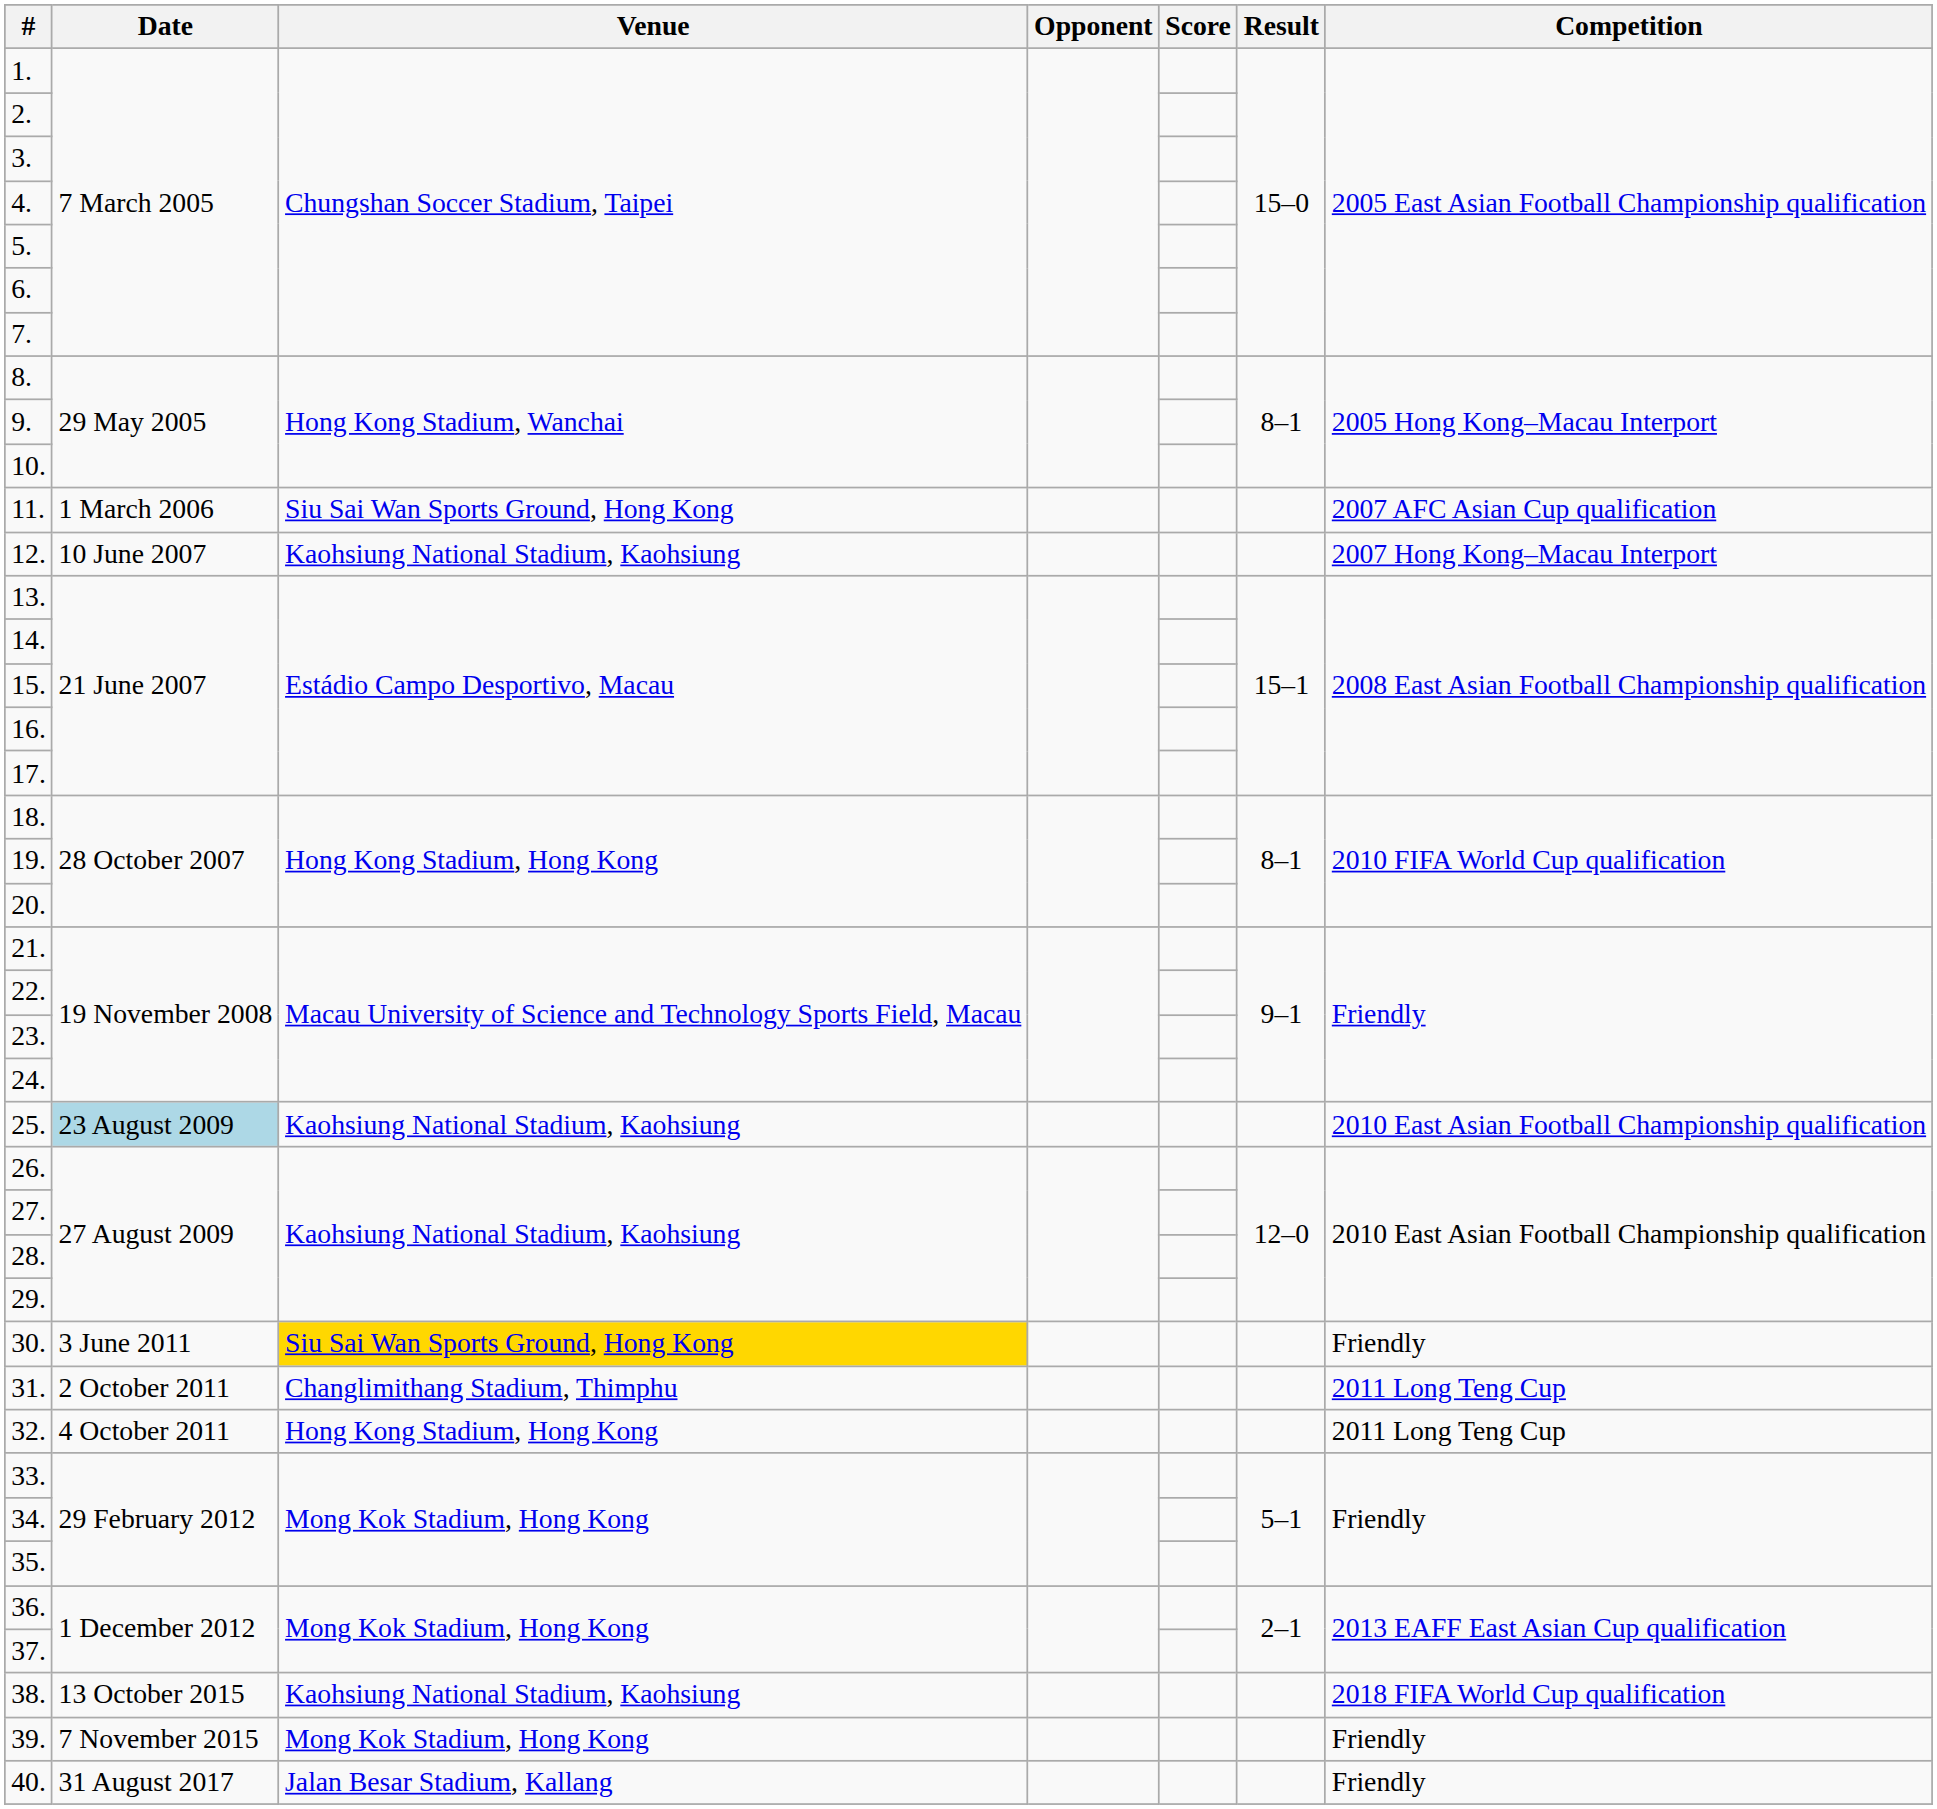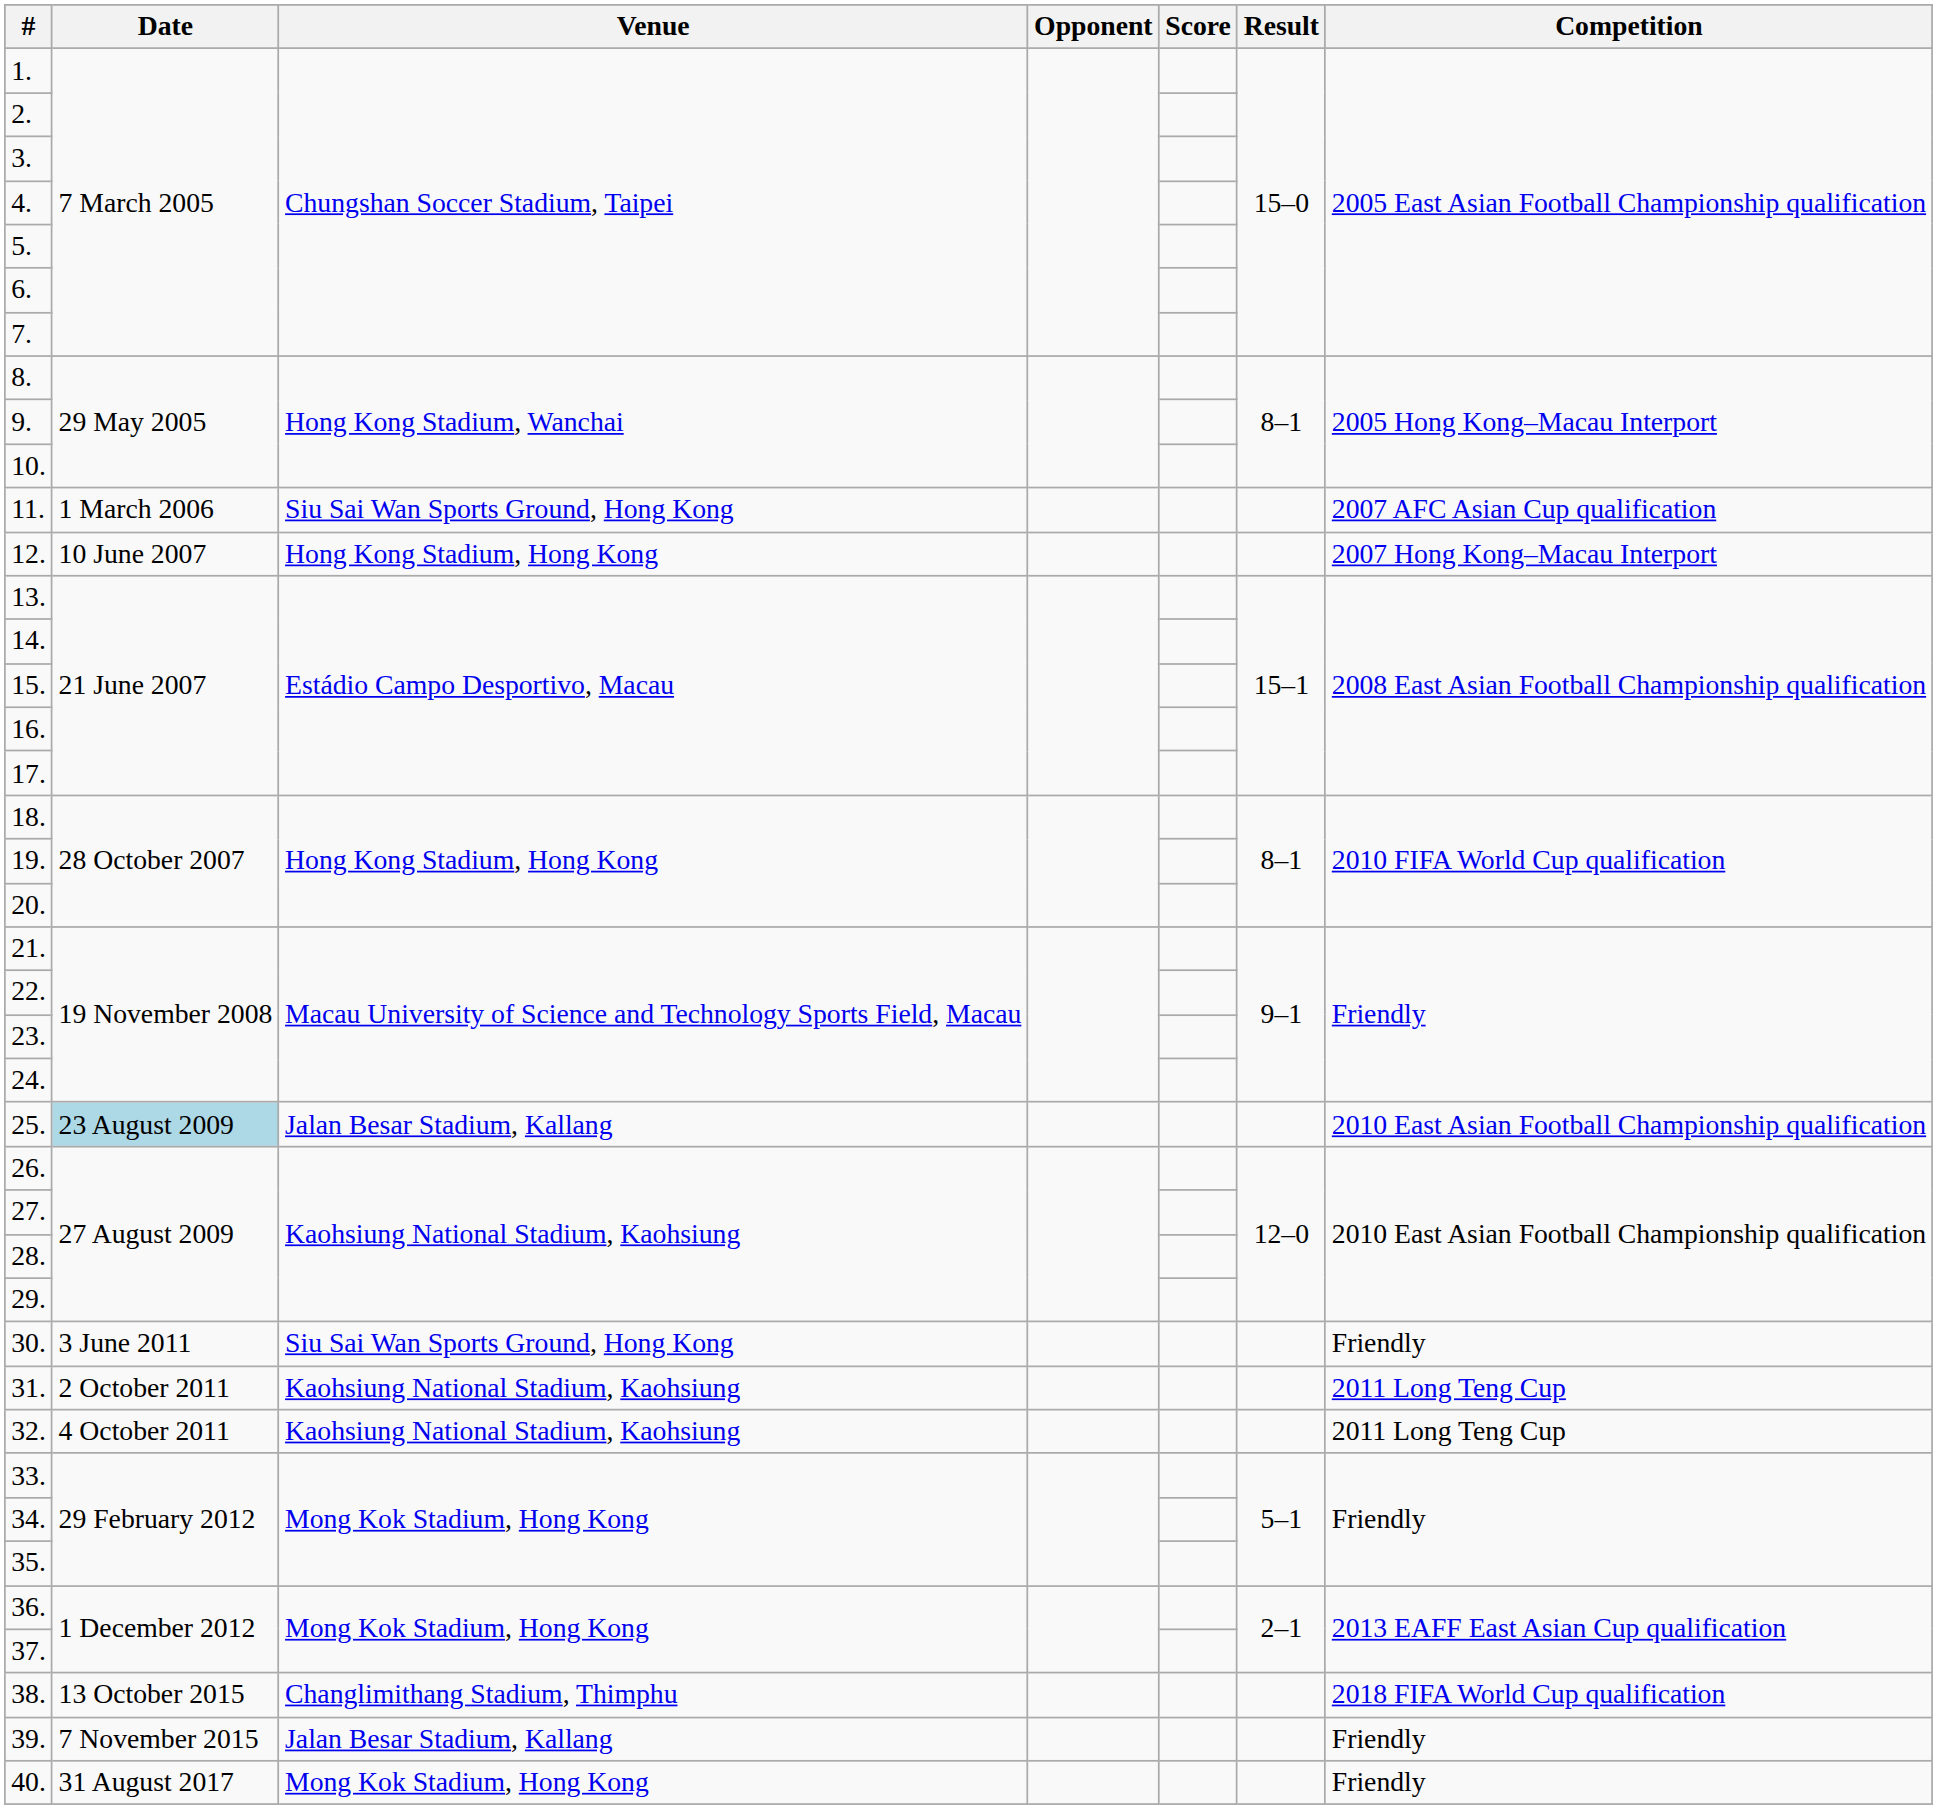(513, 553) Kaohsiung National Stadium, Kaohsiung -> (472, 553) Hong Kong Stadium, Hong Kong
(513, 1123) Kaohsiung National Stadium, Kaohsiung -> (449, 1123) Jalan Besar Stadium, Kallang
(509, 1343) gold background -> (509, 1343) no background
(481, 1387) Changlimithang Stadium, Thimphu -> (513, 1387) Kaohsiung National Stadium, Kaohsiung
(472, 1431) Hong Kong Stadium, Hong Kong -> (513, 1431) Kaohsiung National Stadium, Kaohsiung
(513, 1694) Kaohsiung National Stadium, Kaohsiung -> (481, 1694) Changlimithang Stadium, Thimphu
(467, 1738) Mong Kok Stadium, Hong Kong -> (449, 1738) Jalan Besar Stadium, Kallang
(449, 1782) Jalan Besar Stadium, Kallang -> (467, 1782) Mong Kok Stadium, Hong Kong
